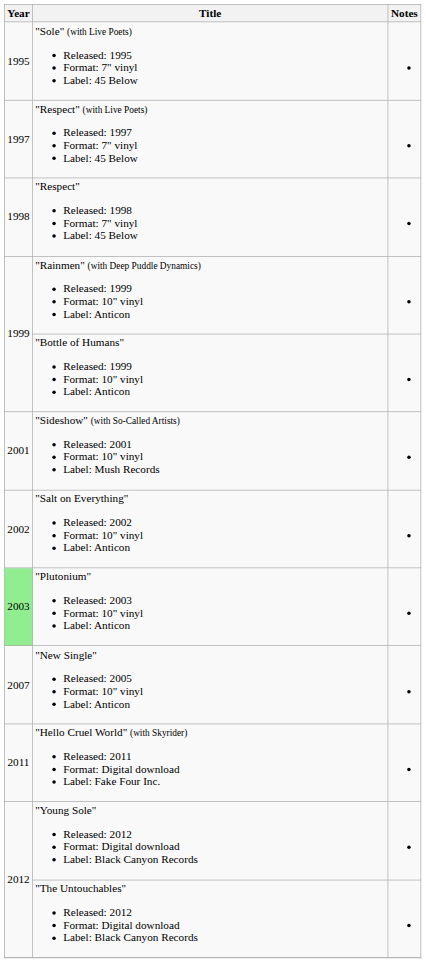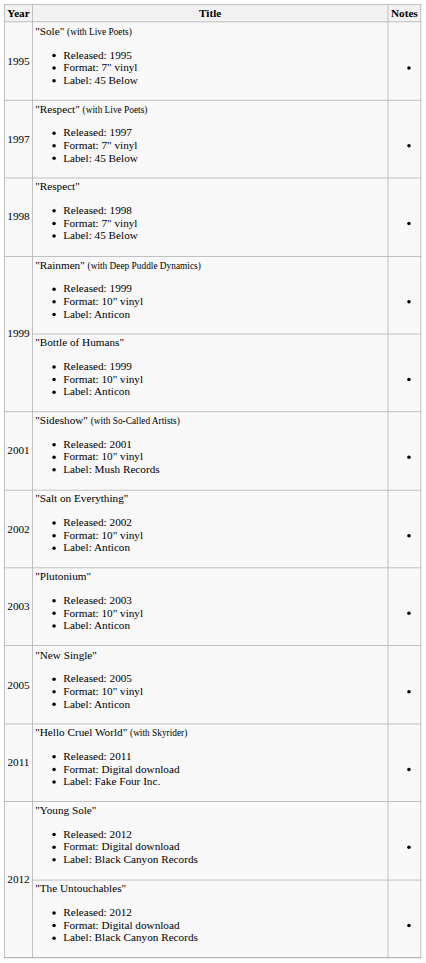(18, 606) lightgreen background -> (18, 606) no background
(18, 684) 2007 -> (18, 684) 2005
